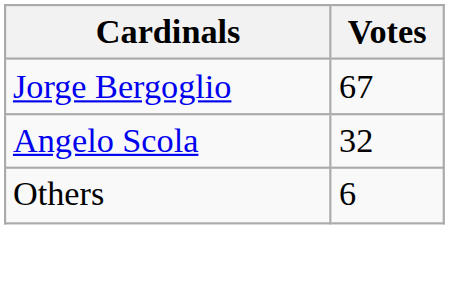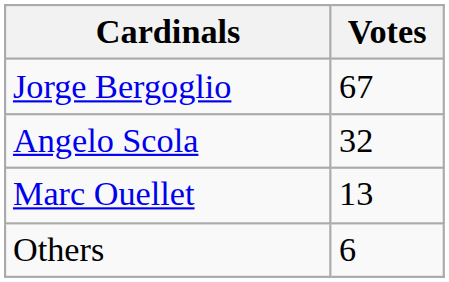+ row: (104, 194)
